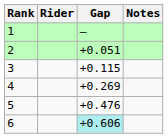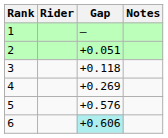(100, 69) +0.115 -> (100, 69) +0.118
(100, 106) +0.476 -> (100, 106) +0.576
